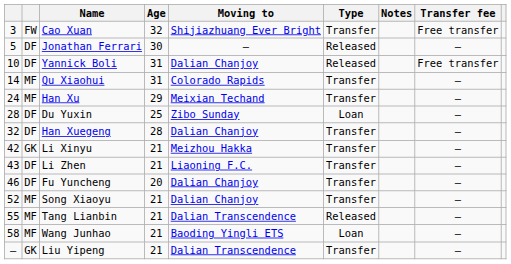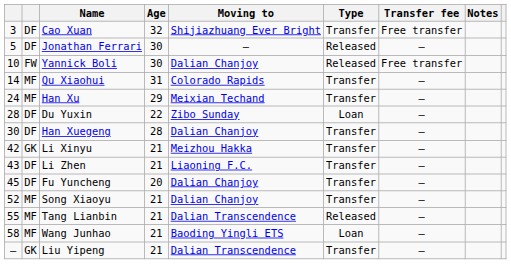columns swapped: (458, 13) <-> (397, 13)
(31, 30) FW -> (31, 30) DF
(31, 64) DF -> (31, 64) FW
(156, 64) 31 -> (156, 64) 30
(156, 115) 25 -> (156, 115) 22
(13, 132) 32 -> (13, 132) 30
(13, 182) 46 -> (13, 182) 45
